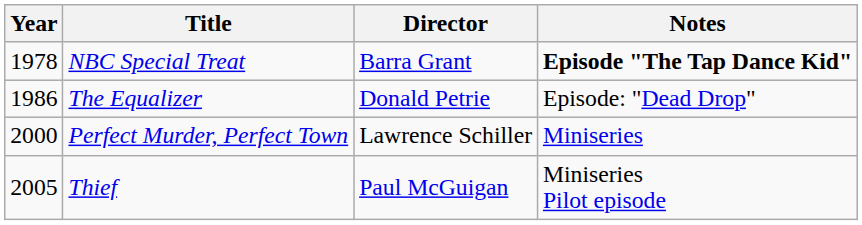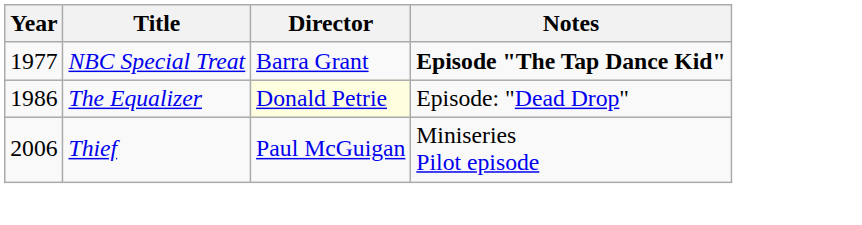(34, 60) 1978 -> (34, 60) 1977
(425, 98) no background -> (322, 98) lightyellow background
- row: (208, 135)
(34, 186) 2005 -> (34, 149) 2006
